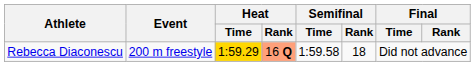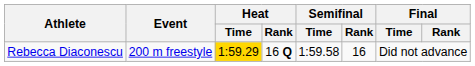(279, 52) lightsalmon background -> (279, 52) no background
(359, 52) 18 -> (359, 52) 16
